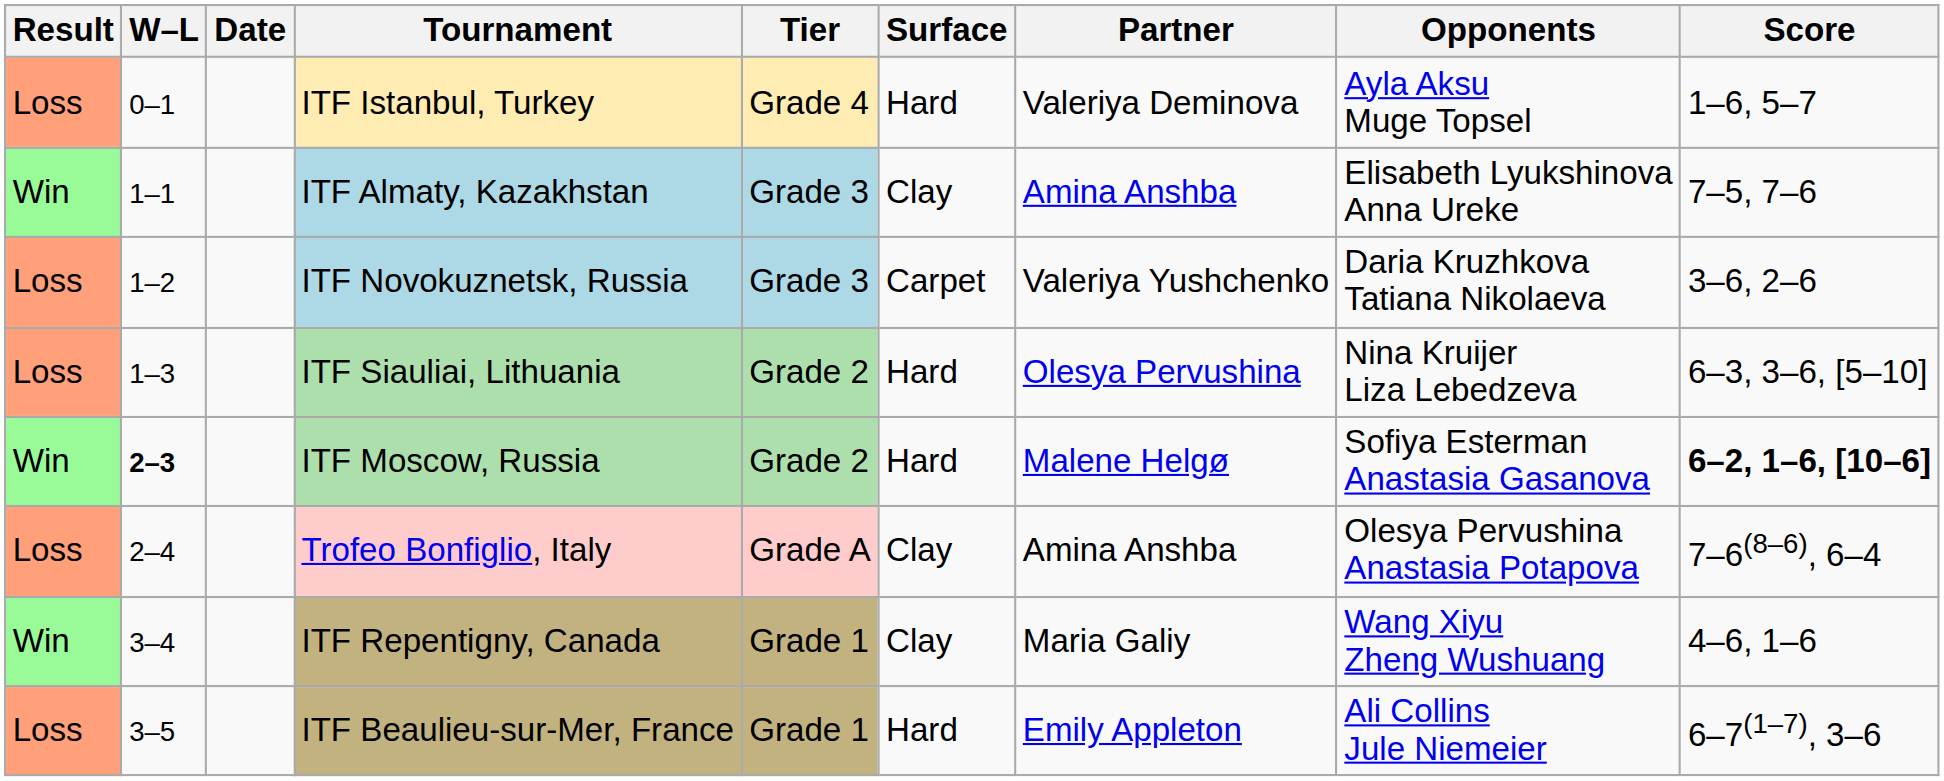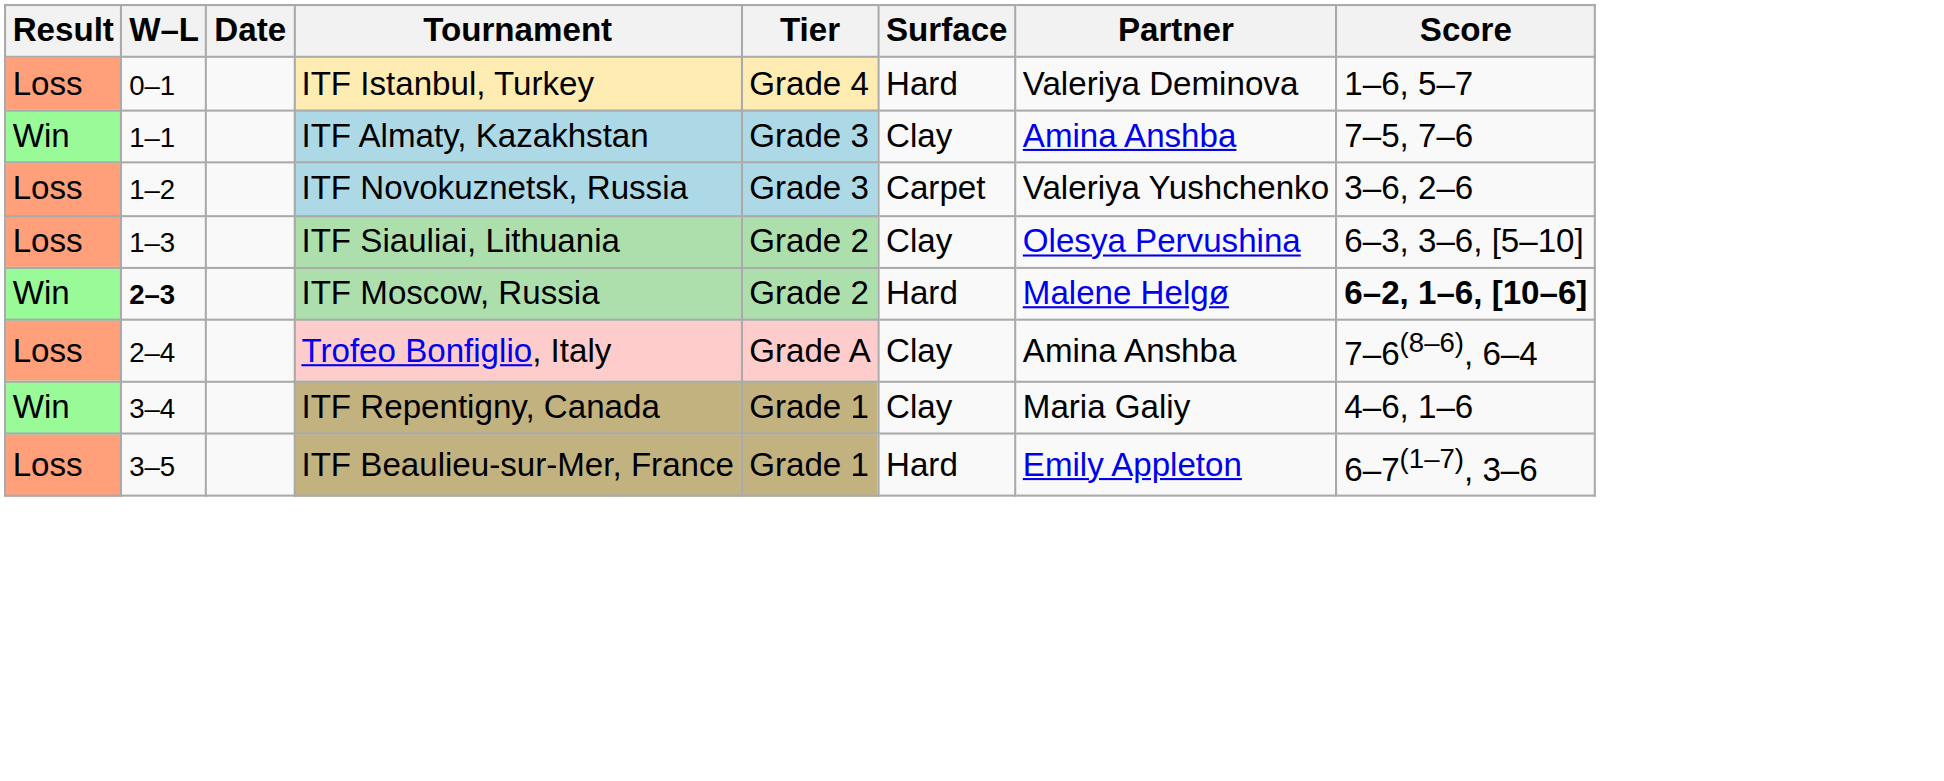- column: (1509, 30)
(922, 371) Hard -> (919, 240) Clay
